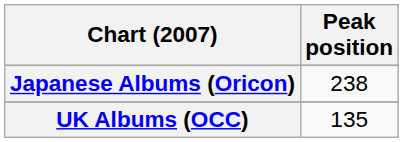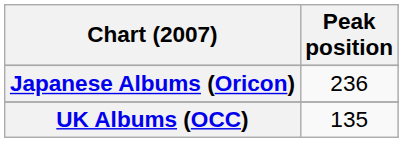(349, 83) 238 -> (349, 83) 236
